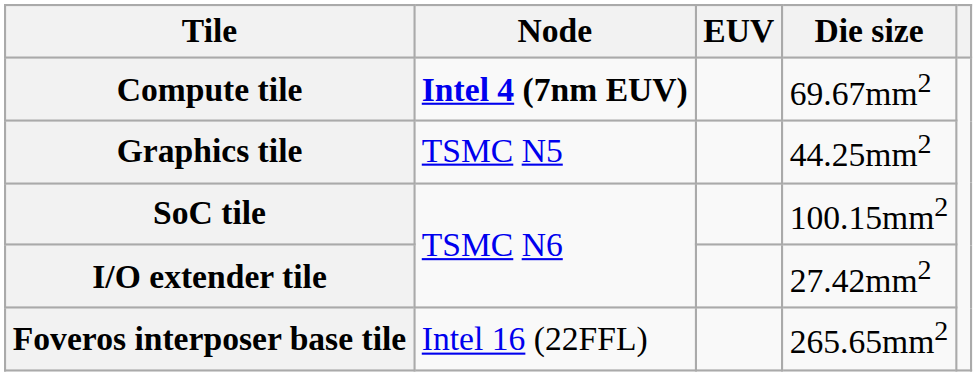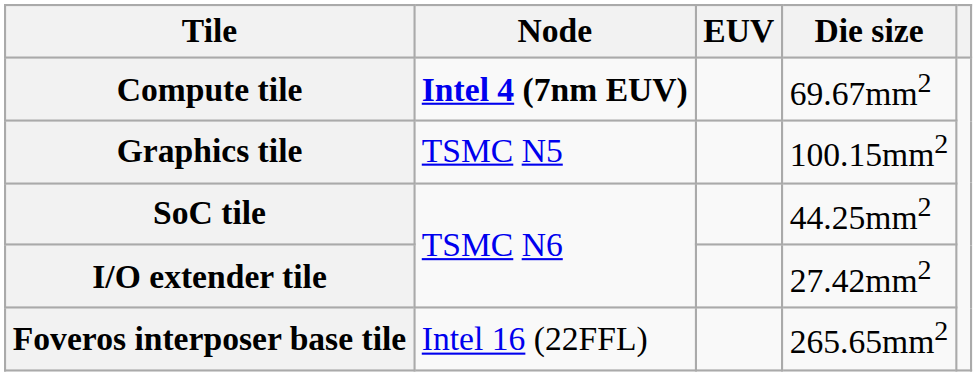(861, 151) 44.25mm2 -> (869, 151) 100.15mm2
(869, 213) 100.15mm2 -> (861, 213) 44.25mm2
